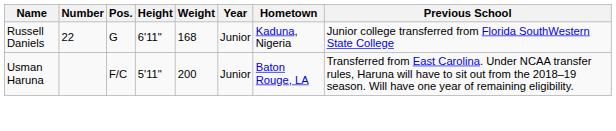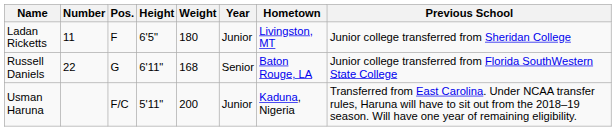+ row: (27, 37)
(235, 37) Junior -> (238, 67) Senior
(277, 37) Kaduna, Nigeria -> (286, 67) Baton Rouge, LA
(282, 74) Baton Rouge, LA -> (280, 104) Kaduna, Nigeria
